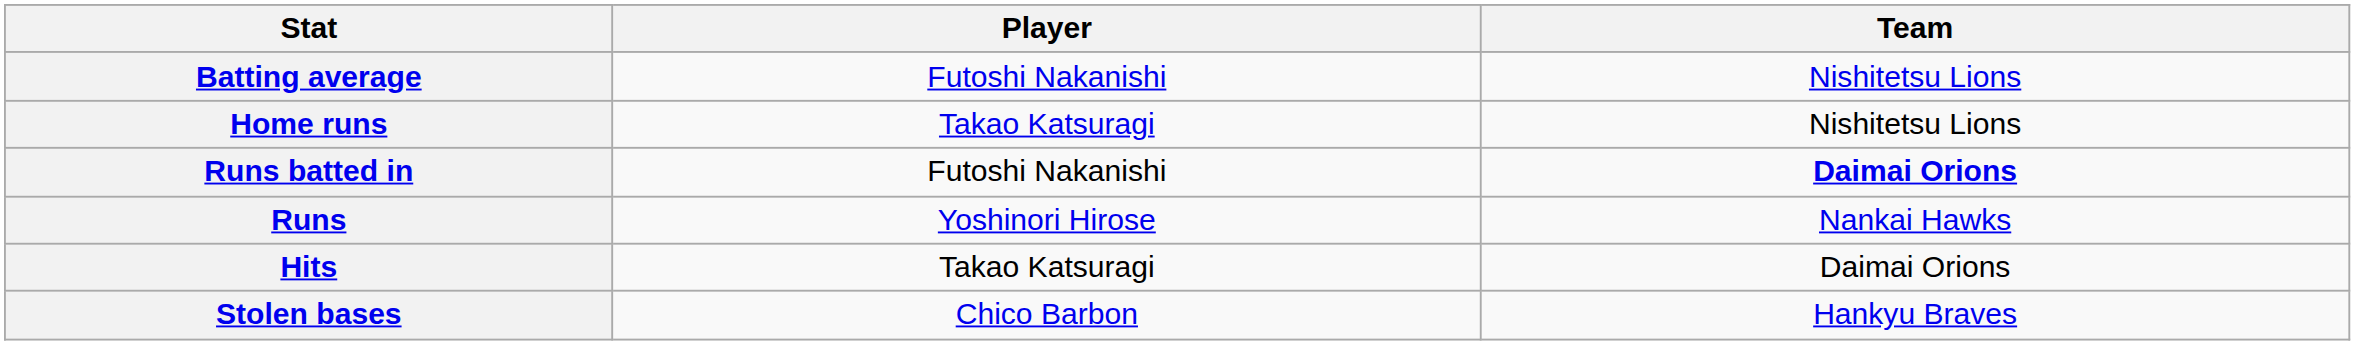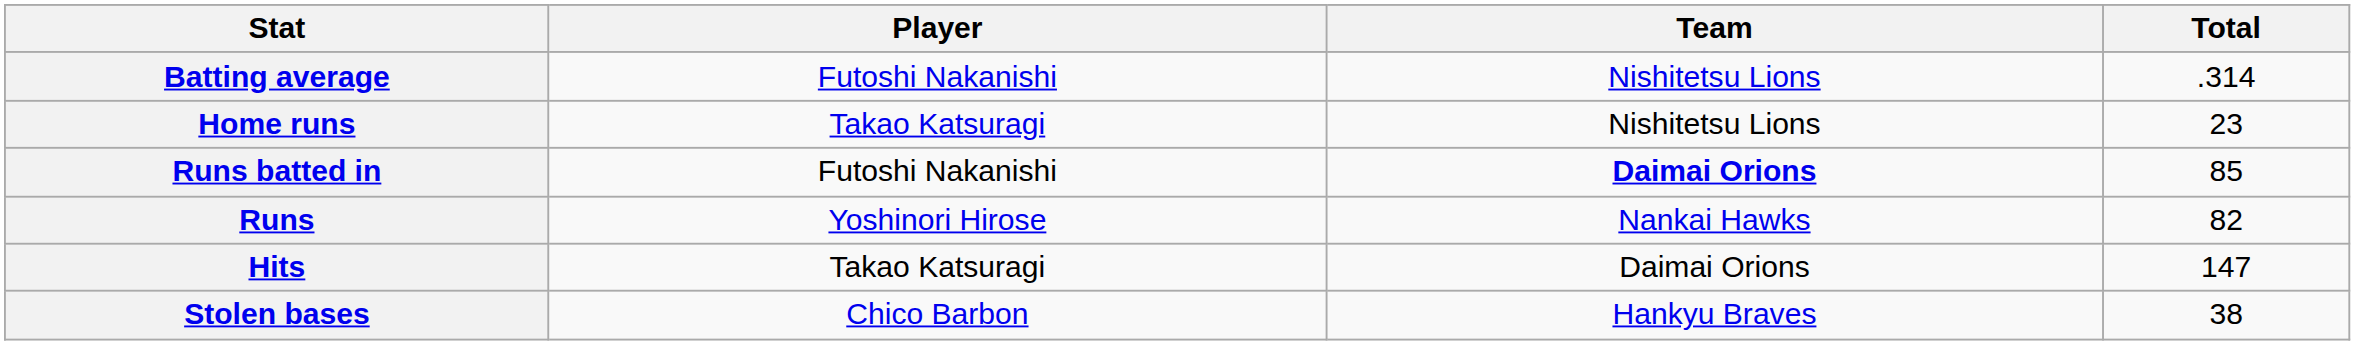+ column: (2226, 28)
